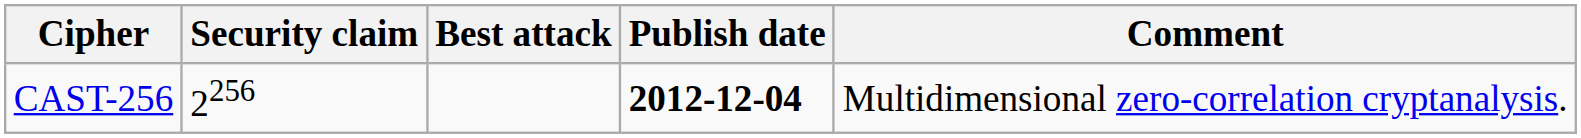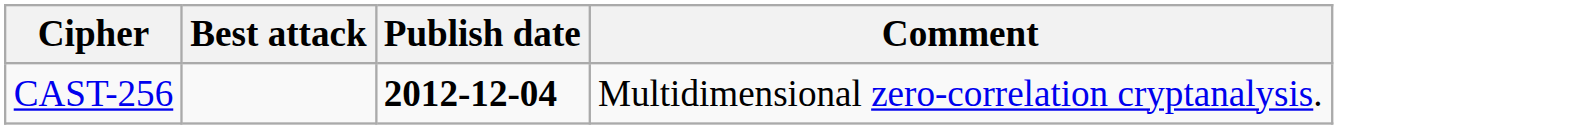- column: (304, 33)
